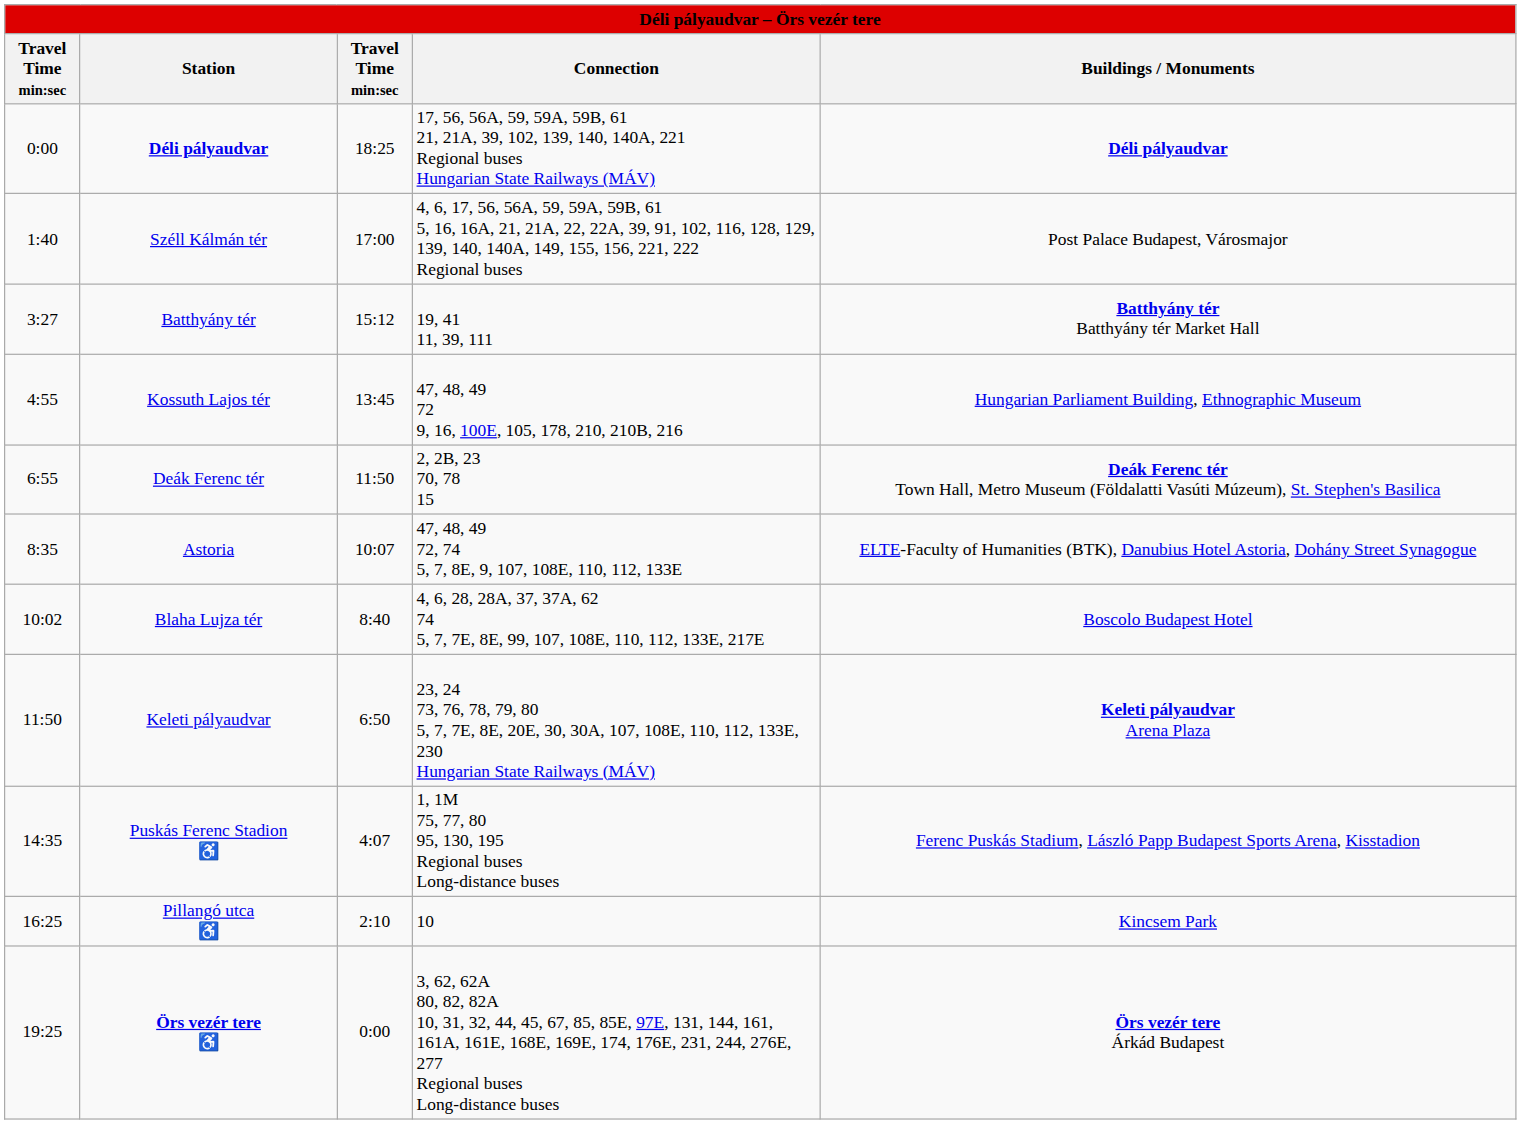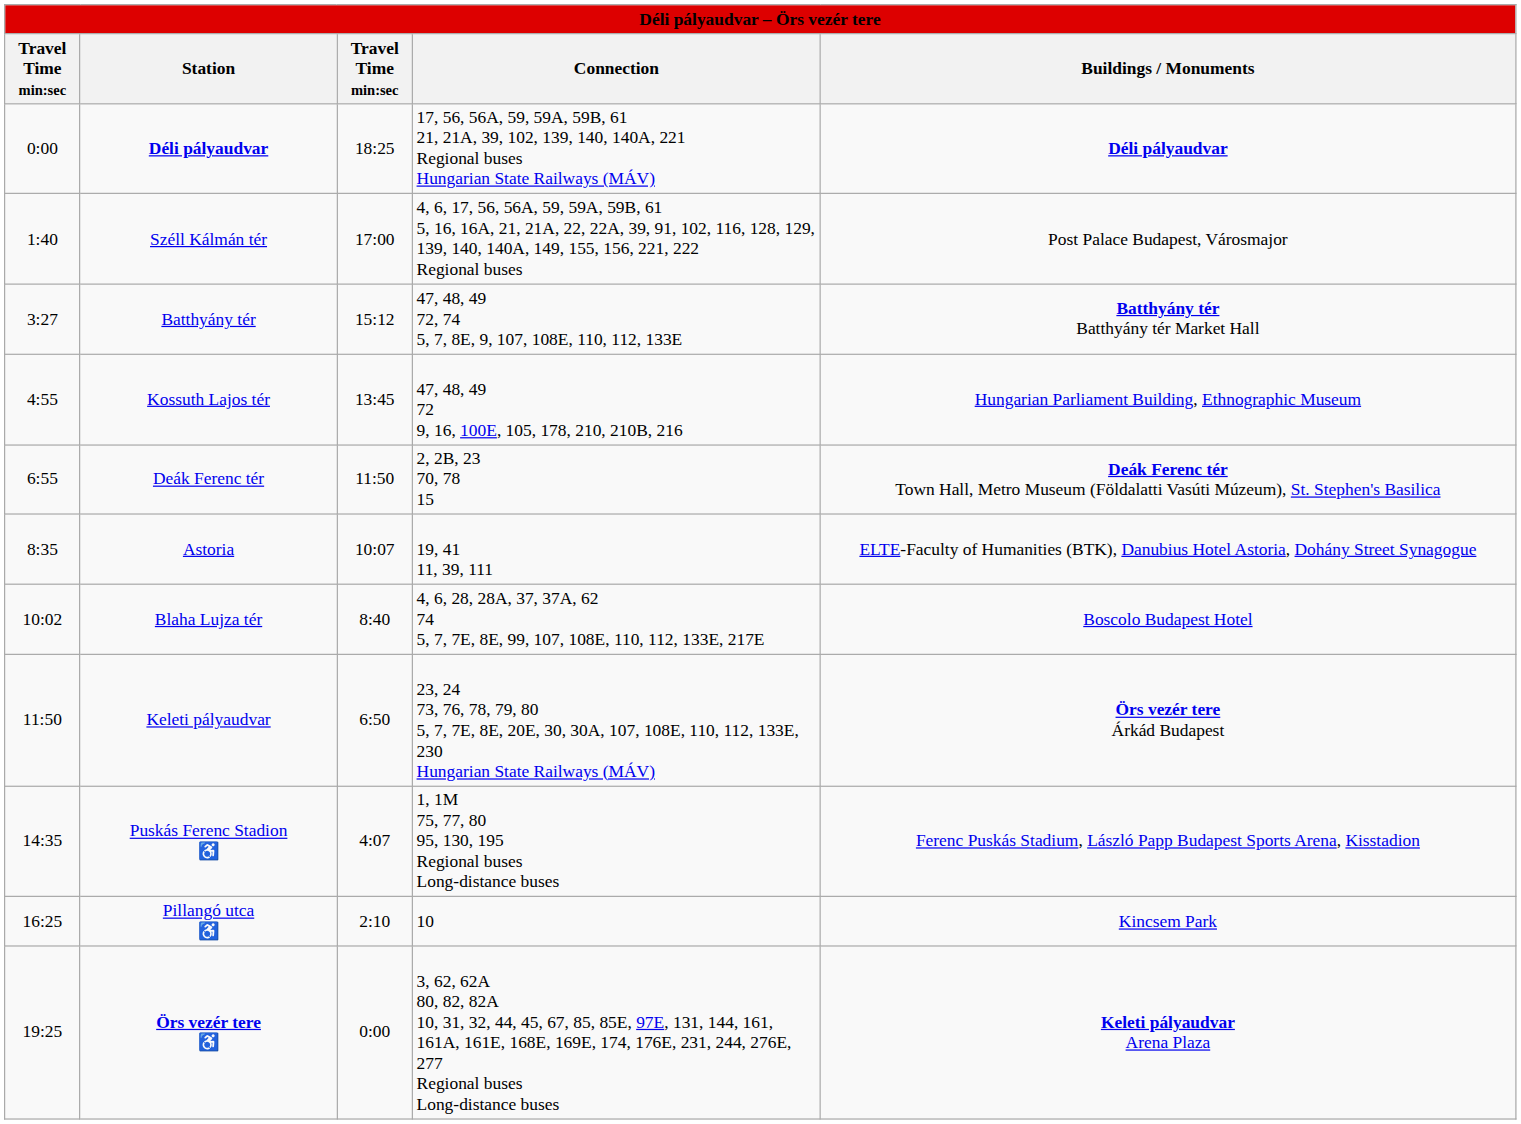(455, 329) 19, 41 11, 39, 111 -> (549, 319) 47, 48, 49 72, 74 5, 7, 8E, 9, 107, 108E, 110, 112, 133E
(549, 549) 47, 48, 49 72, 74 5, 7, 8E, 9, 107, 108E, 110, 112, 133E -> (455, 559) 19, 41 11, 39, 111
(1168, 720) Keleti pályaudvar Arena Plaza -> (1168, 720) Örs vezér tere Árkád Budapest
(1168, 1032) Örs vezér tere Árkád Budapest -> (1168, 1032) Keleti pályaudvar Arena Plaza
